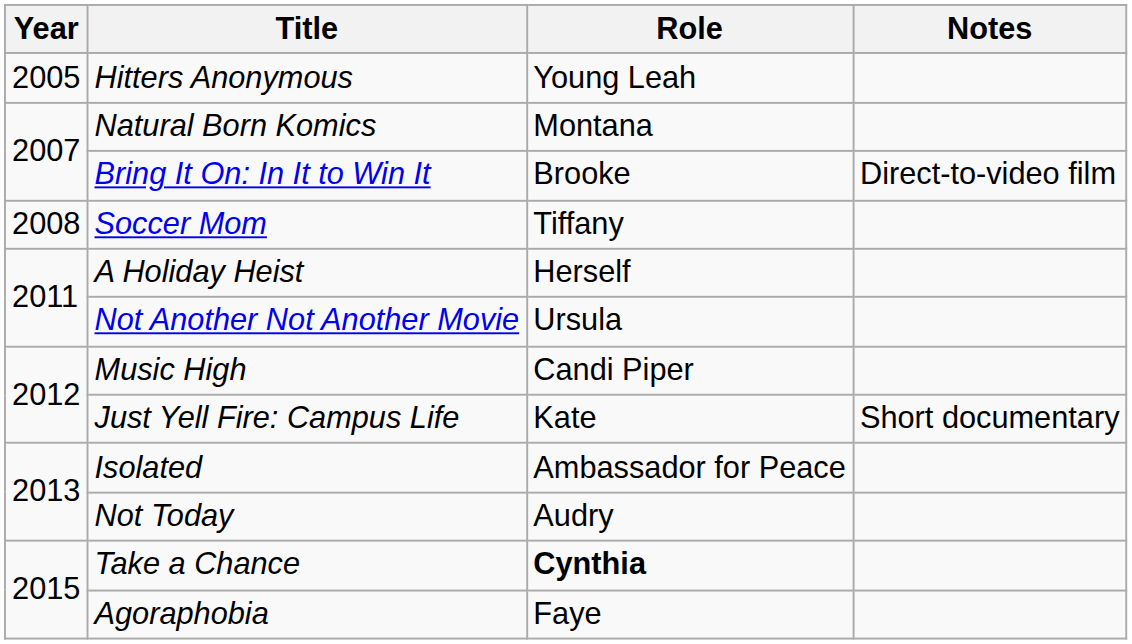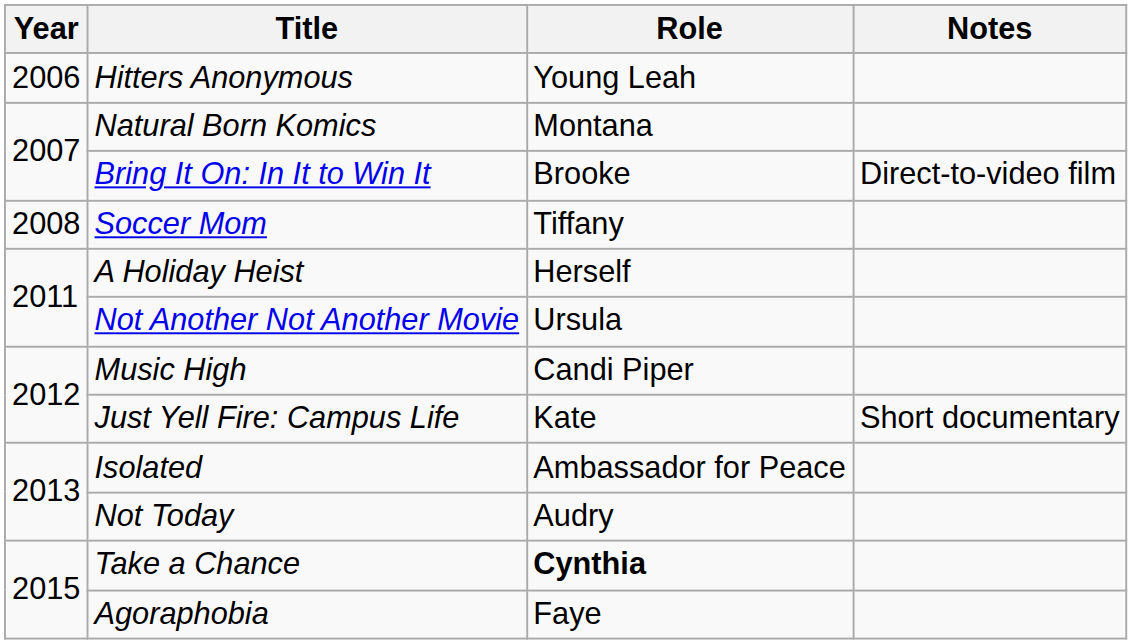(46, 77) 2005 -> (46, 77) 2006
